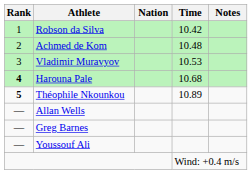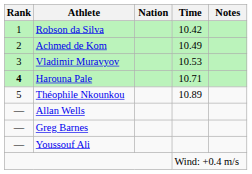(190, 45) 10.48 -> (190, 45) 10.49
(190, 78) 10.68 -> (190, 78) 10.71
(19, 95) bold -> (19, 95) normal
